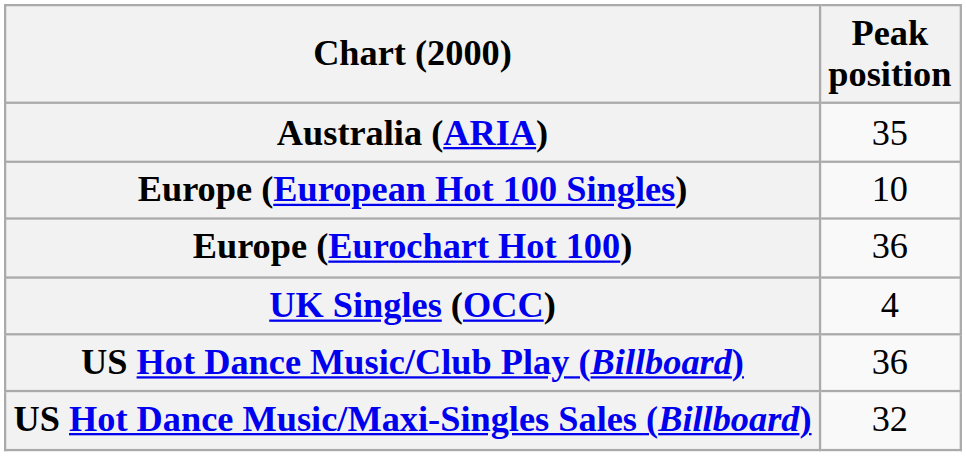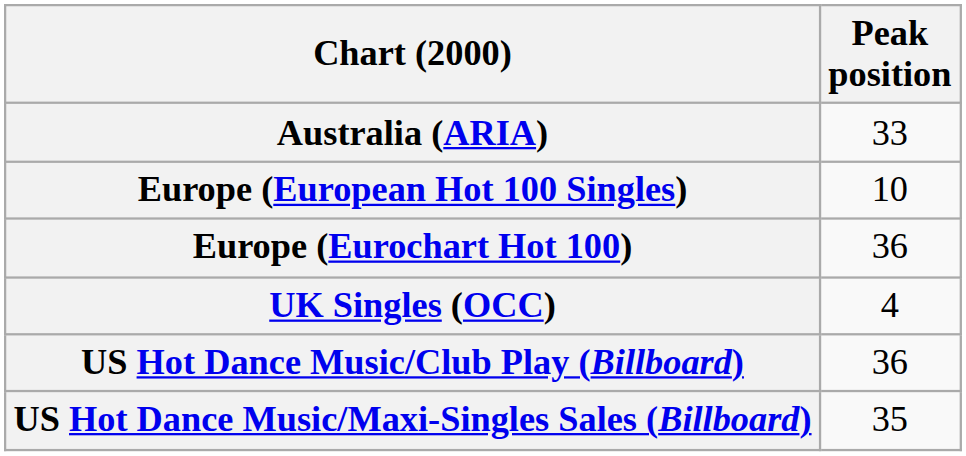(890, 131) 35 -> (890, 131) 33
(890, 419) 32 -> (890, 419) 35
